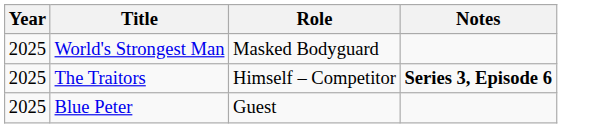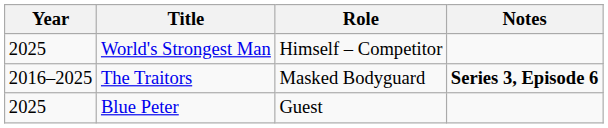(306, 48) Masked Bodyguard -> (361, 48) Himself – Competitor
(27, 78) 2025 -> (51, 78) 2016–2025
(314, 78) Himself – Competitor -> (352, 78) Masked Bodyguard
